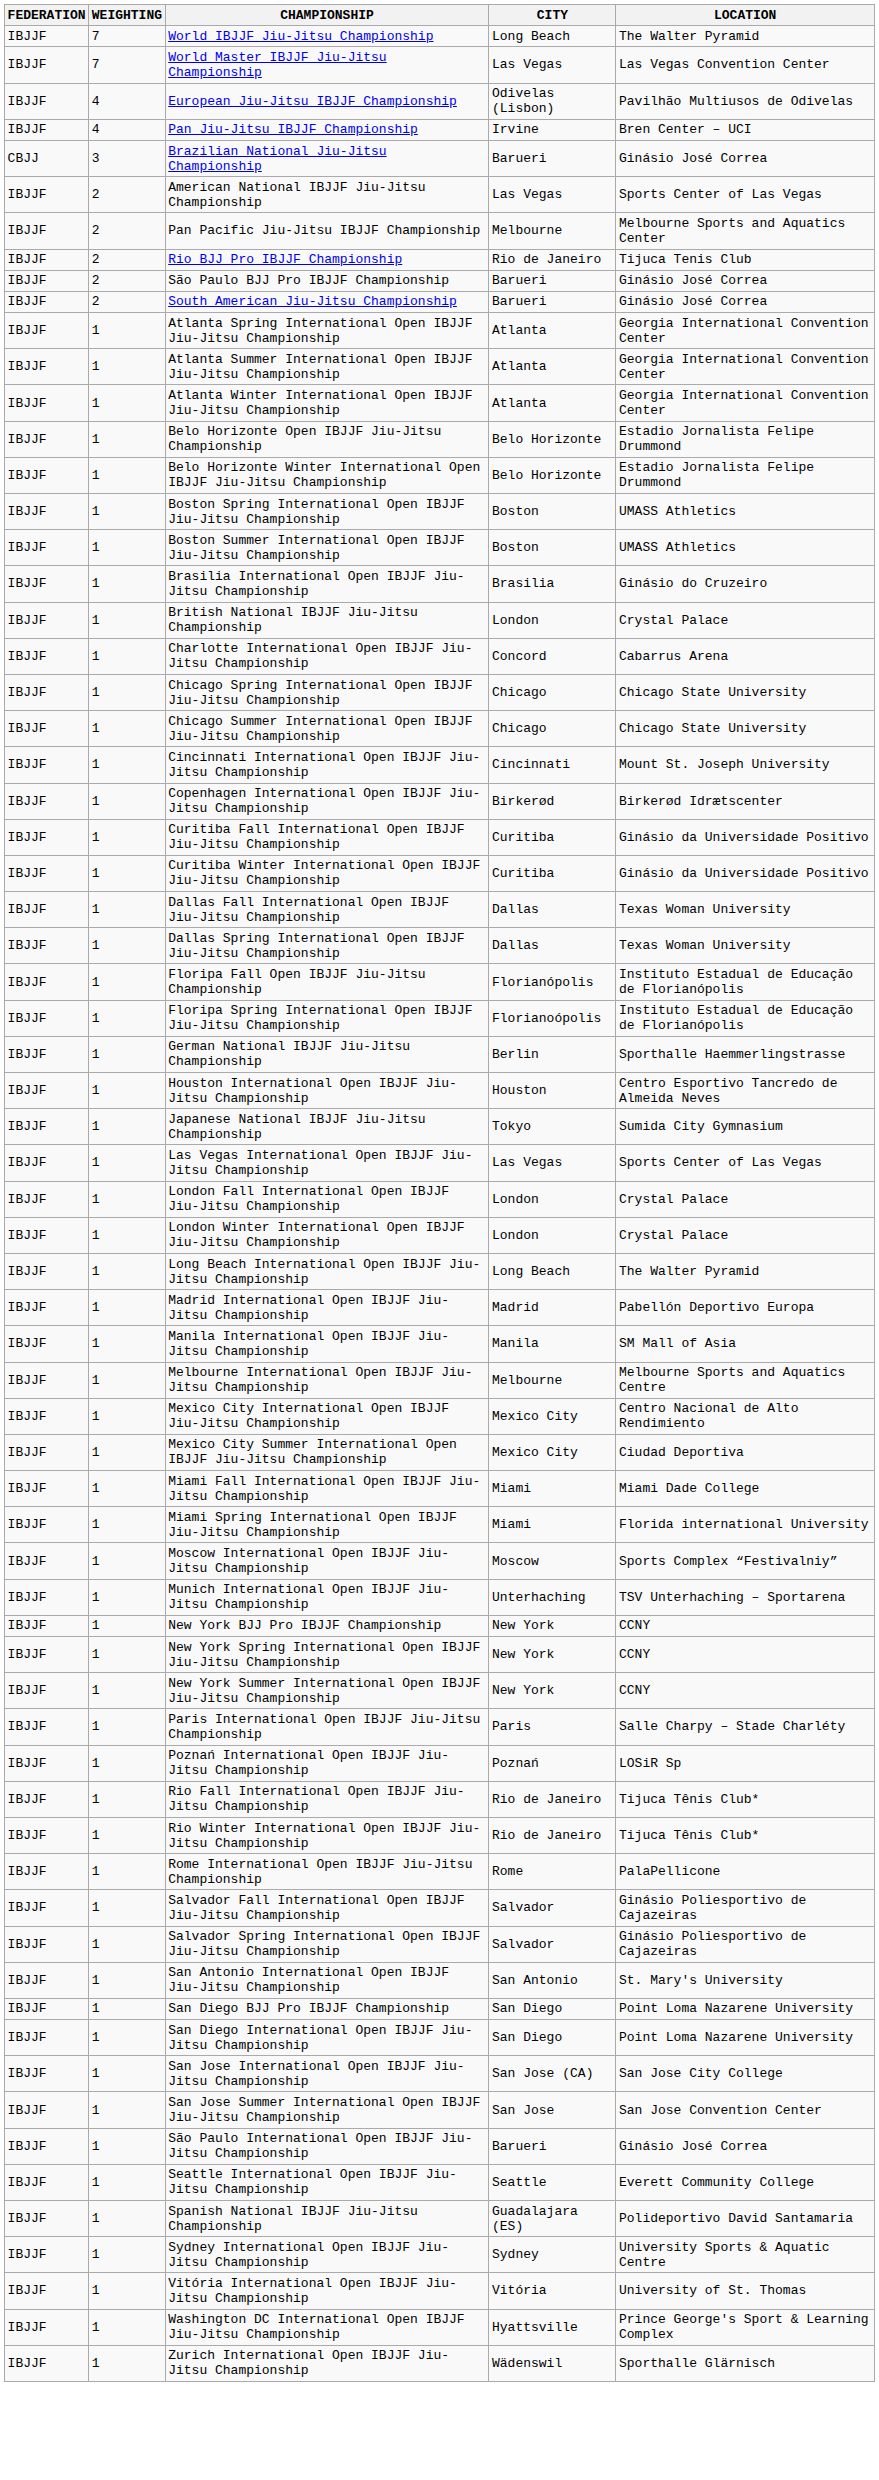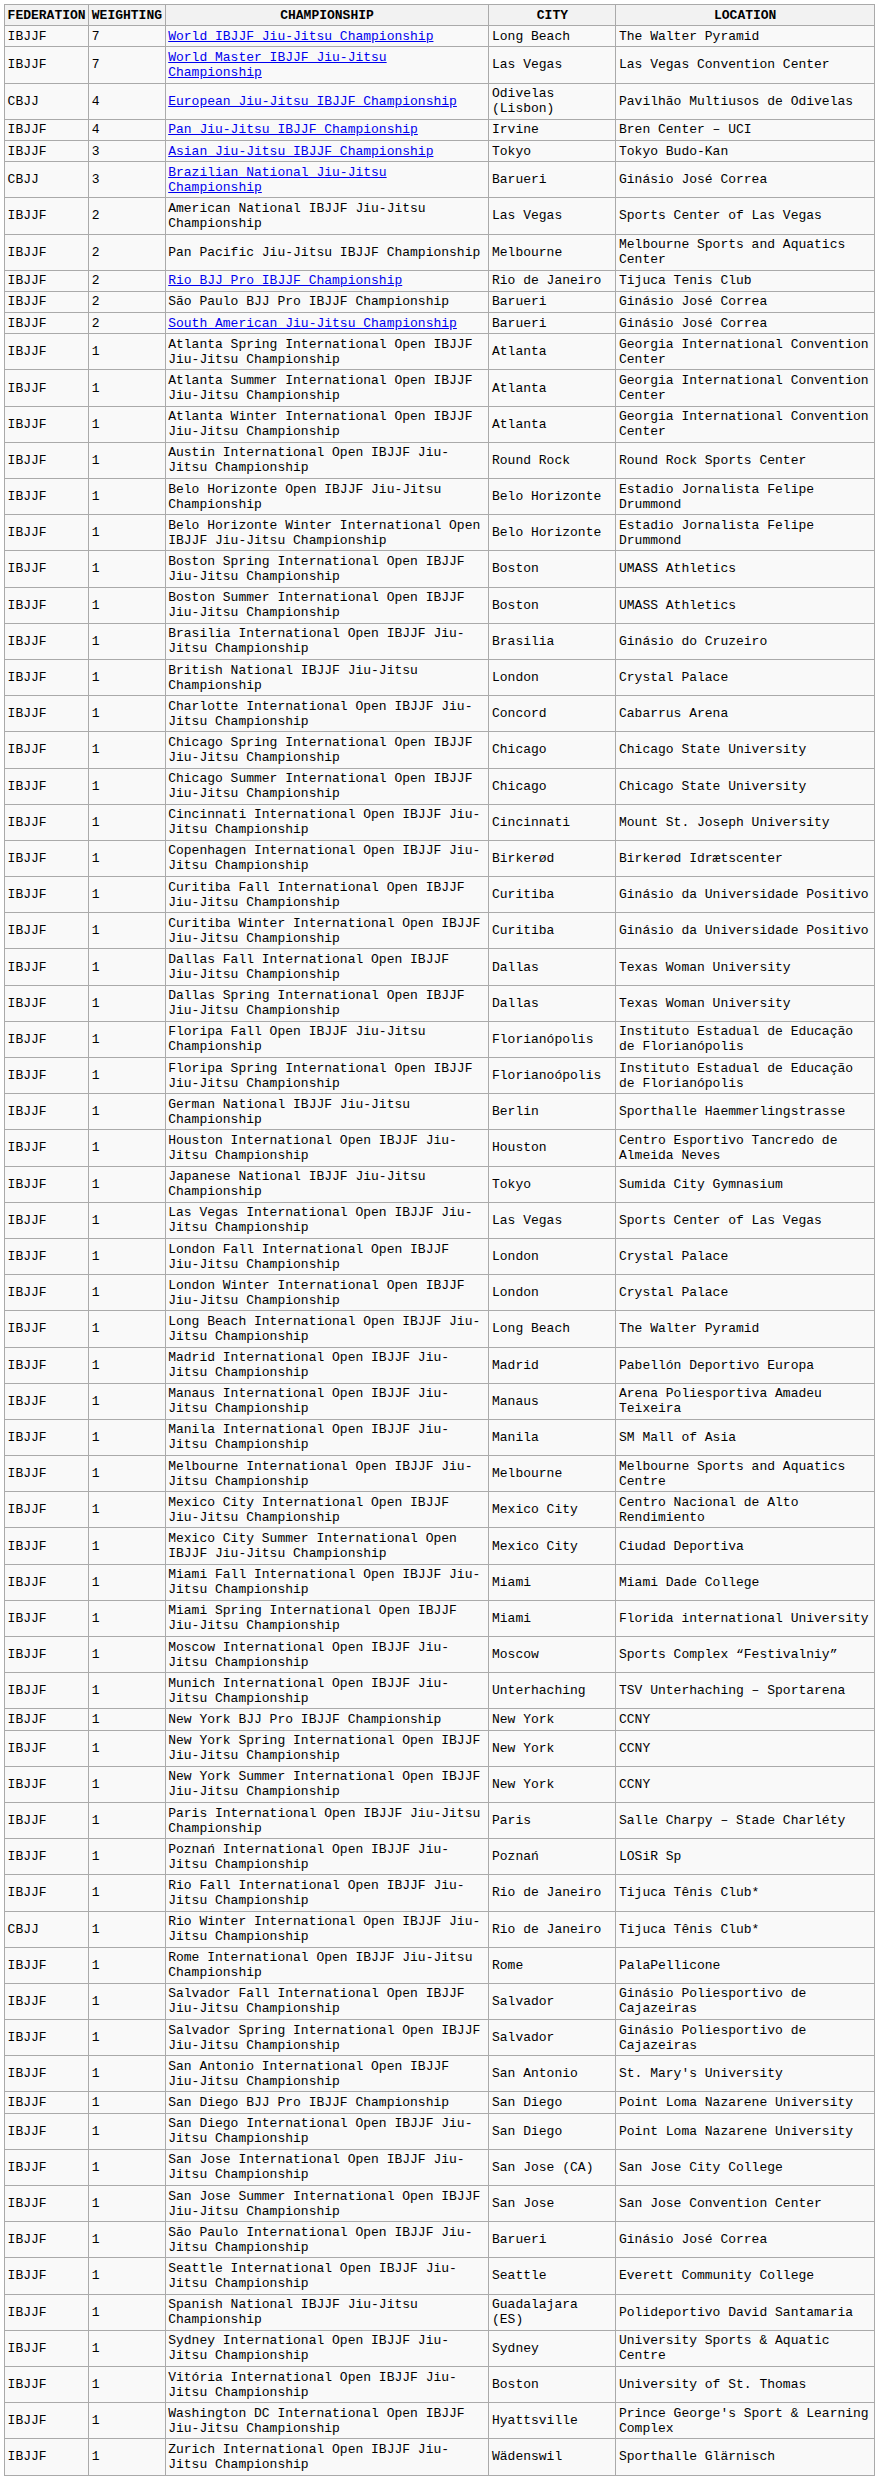(27, 101) IBJJF -> (23, 101) CBJJ
+ row: (301, 151)
+ row: (309, 460)
+ row: (309, 1401)
(27, 1836) IBJJF -> (23, 1929) CBJJ
(519, 2291) Vitória -> (515, 2385) Boston
